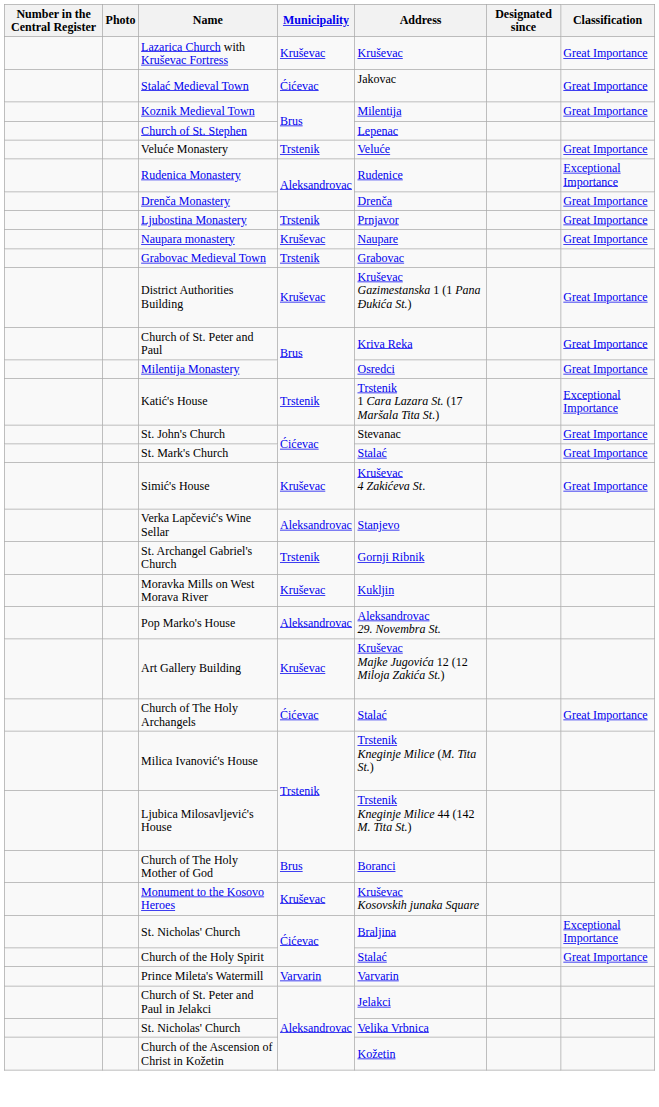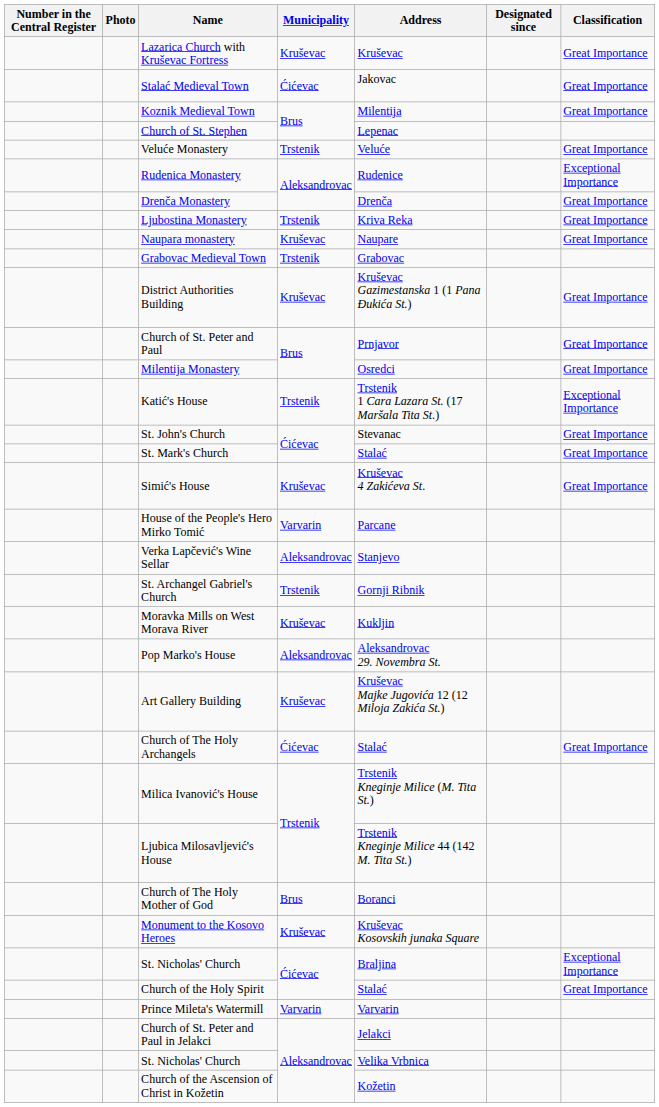(378, 220) Prnjavor -> (385, 220) Kriva Reka
(385, 343) Kriva Reka -> (378, 343) Prnjavor
+ row: (207, 525)
